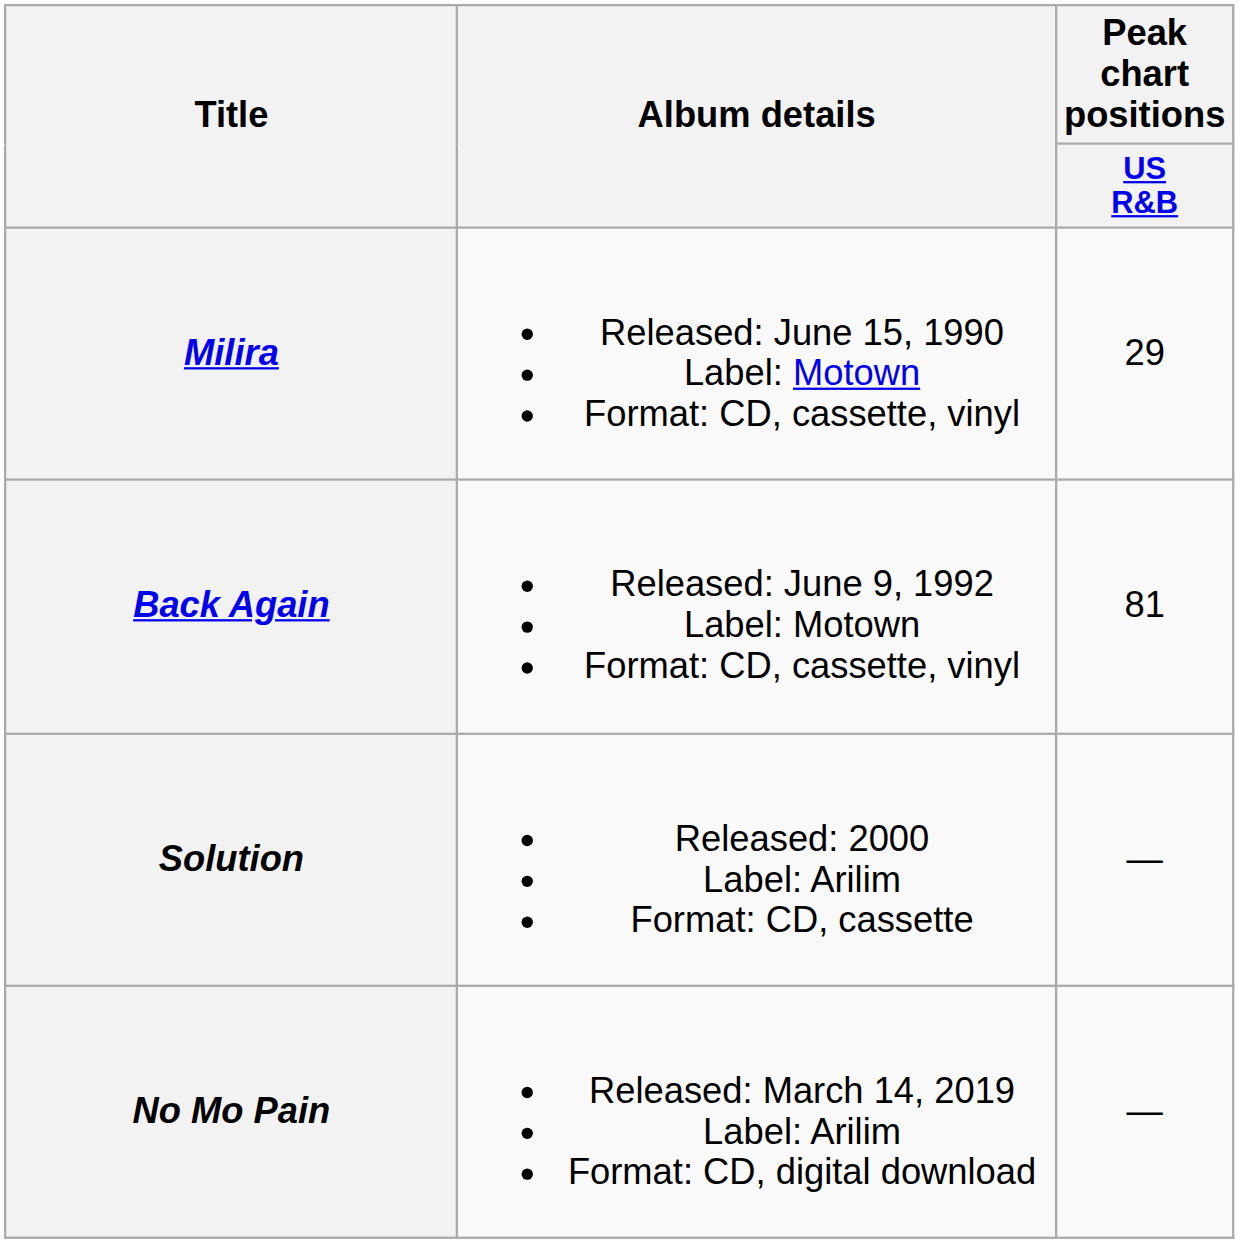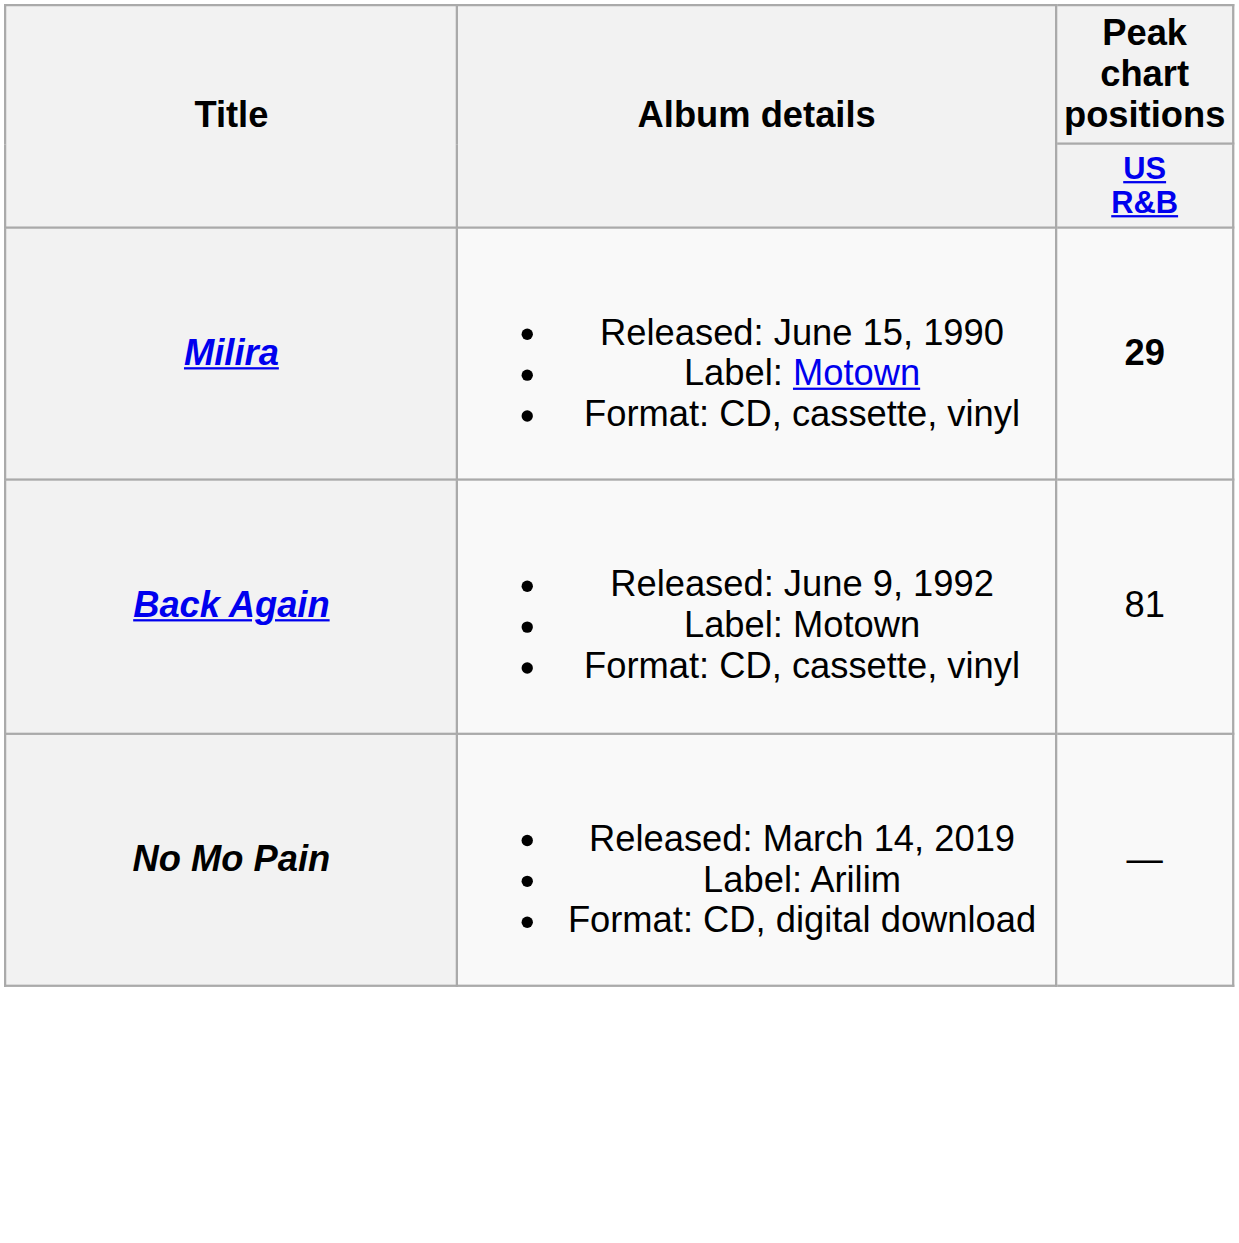(1145, 352) normal -> (1145, 352) bold
- row: (231, 858)
